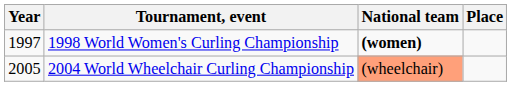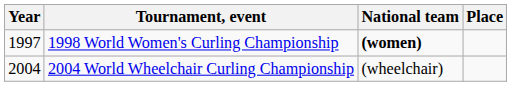(24, 68) 2005 -> (24, 68) 2004
(402, 68) lightsalmon background -> (402, 68) no background
